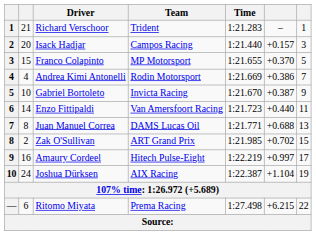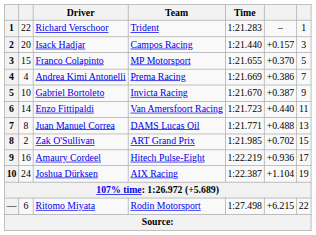(26, 28) 21 -> (26, 28) 22
(166, 76) Rodin Motorsport -> (158, 76) Prema Racing
(280, 125) +0.688 -> (280, 125) +0.488
(280, 157) +0.997 -> (280, 157) +0.936
(158, 206) Prema Racing -> (166, 206) Rodin Motorsport
